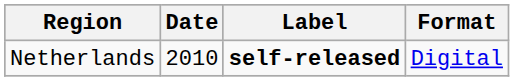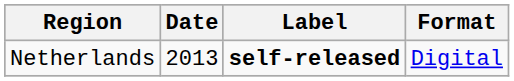(192, 59) 2010 -> (192, 59) 2013
